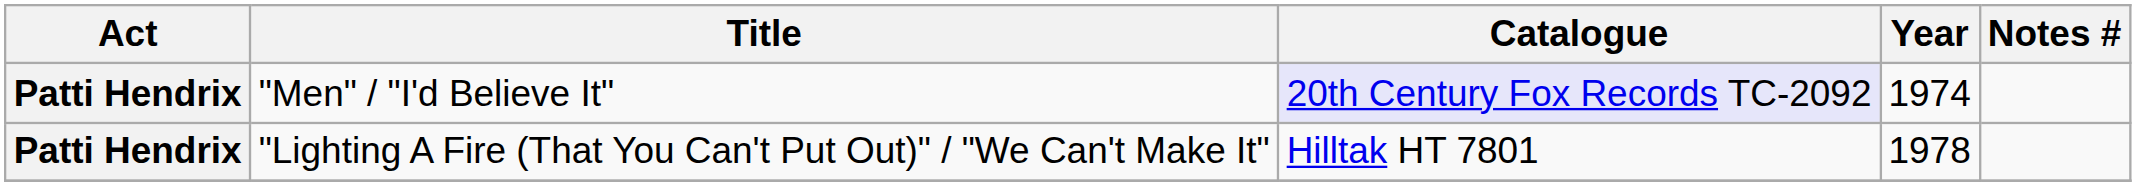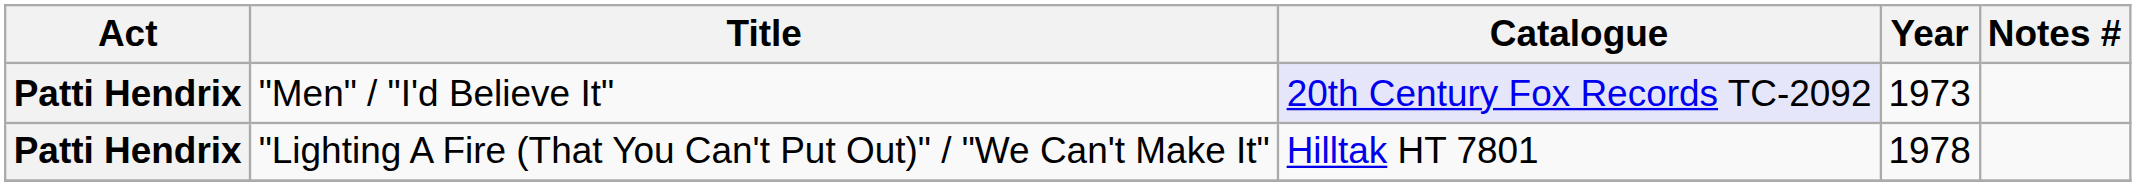(1930, 92) 1974 -> (1930, 92) 1973
